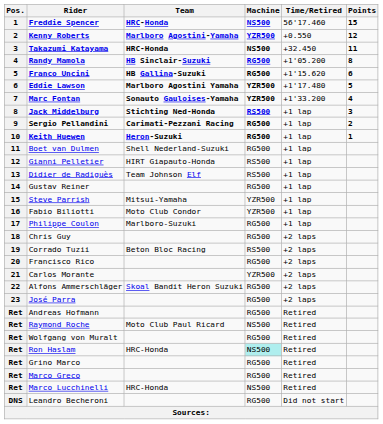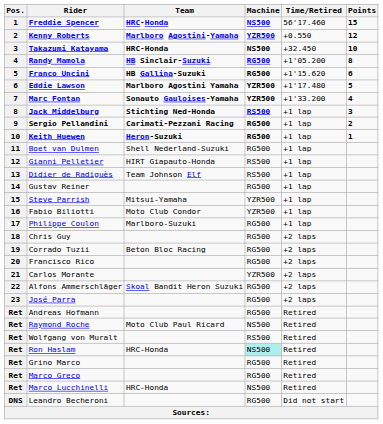(353, 49) 11 -> (353, 49) 10
(259, 250) RS500 -> (259, 250) RG500
(259, 338) RG500 -> (259, 338) RS500
